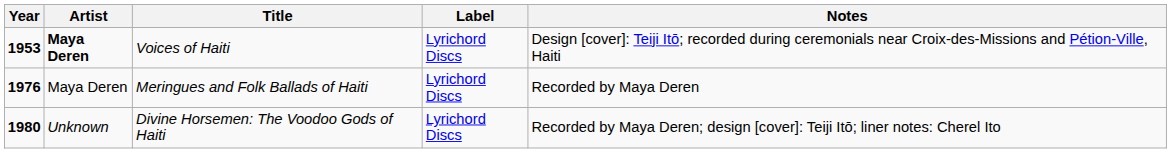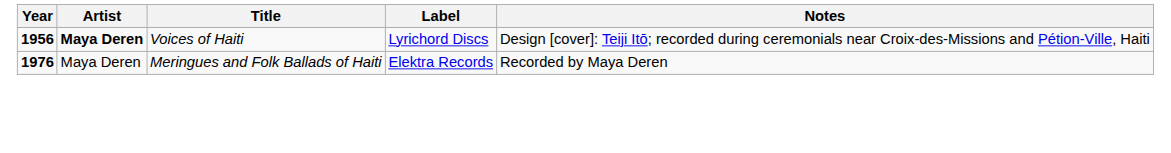(24, 47) 1953 -> (37, 39) 1956
(456, 87) Lyrichord Discs -> (441, 62) Elektra Records
- row: (264, 127)
